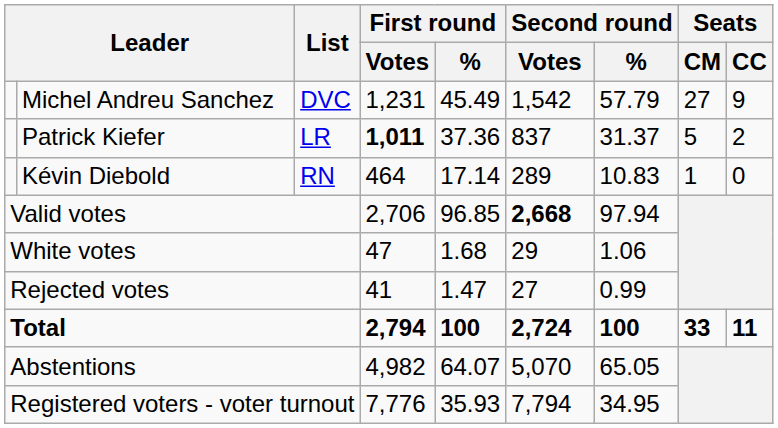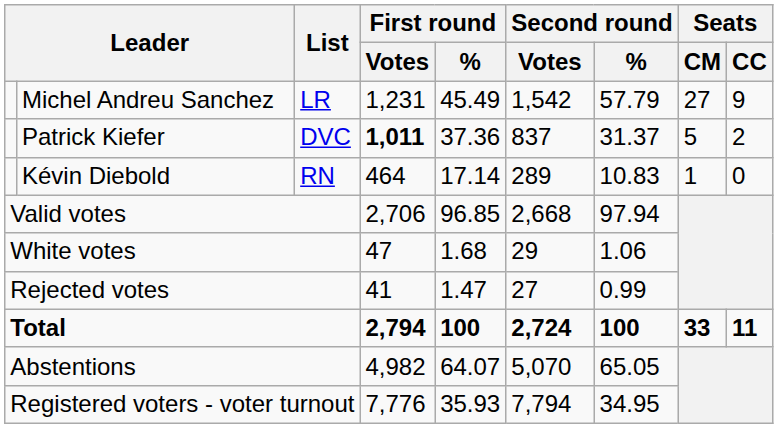(326, 99) DVC -> (316, 99) LR
(316, 137) LR -> (326, 137) DVC
(541, 213) bold -> (541, 213) normal
